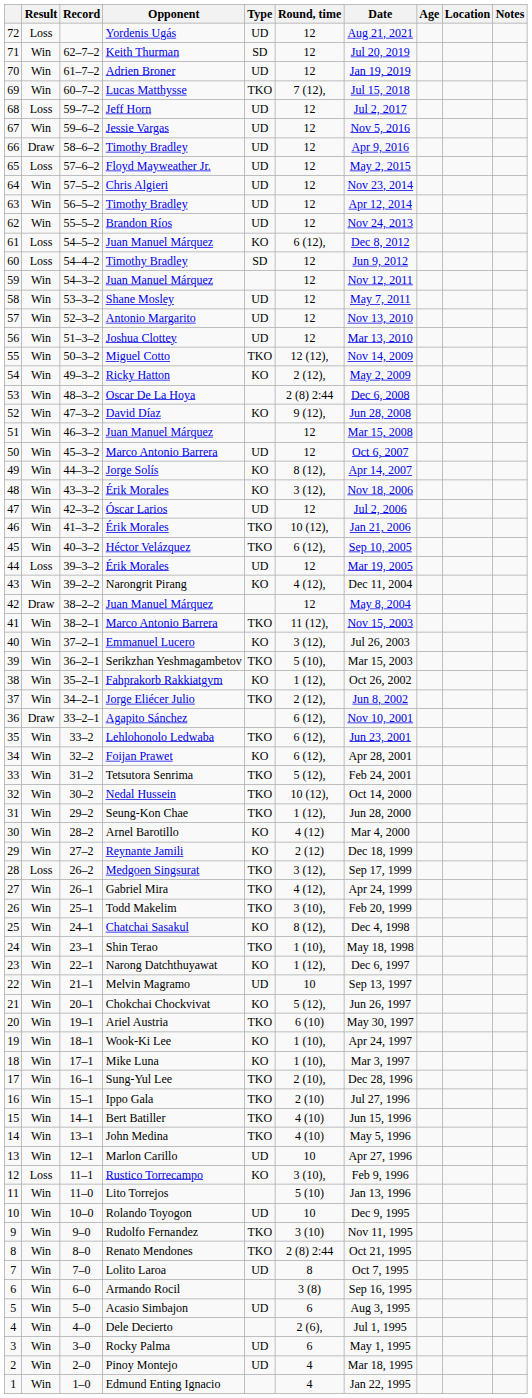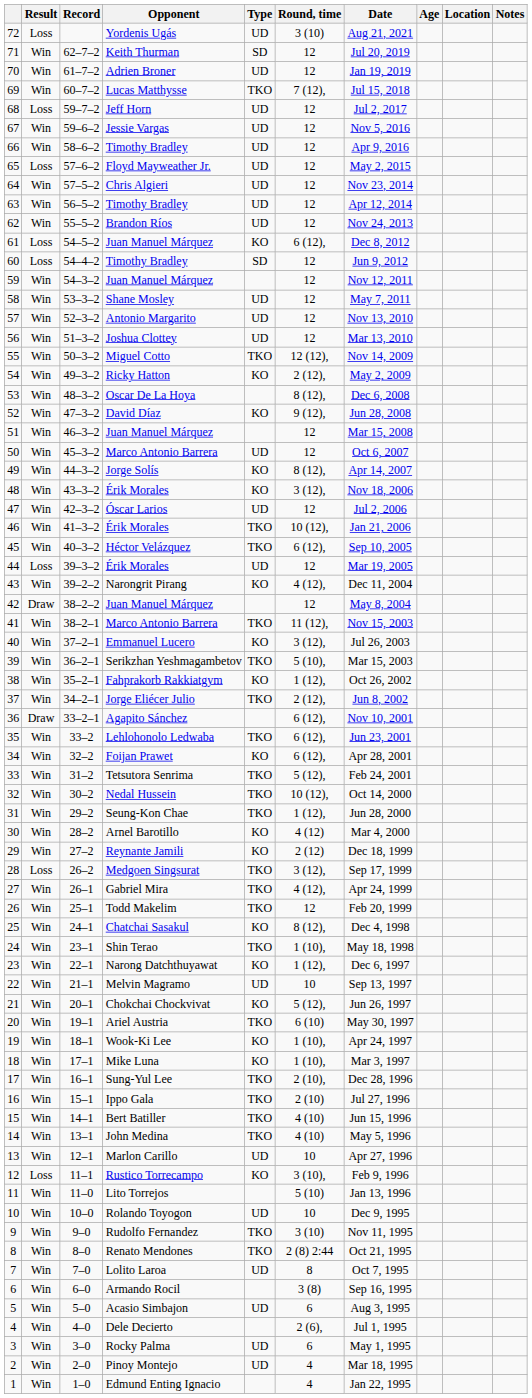(310, 33) 12 -> (310, 33) 3 (10)
(41, 147) Draw -> (41, 147) Win
(310, 394) 2 (8) 2:44 -> (310, 394) 8 (12),
(310, 908) 3 (10), -> (310, 908) 12
